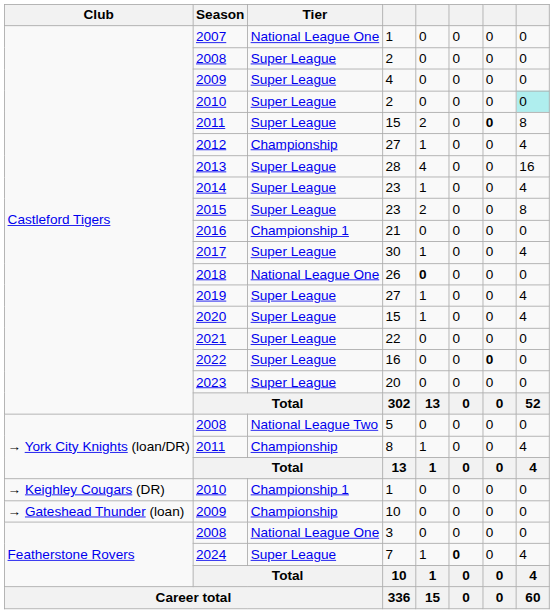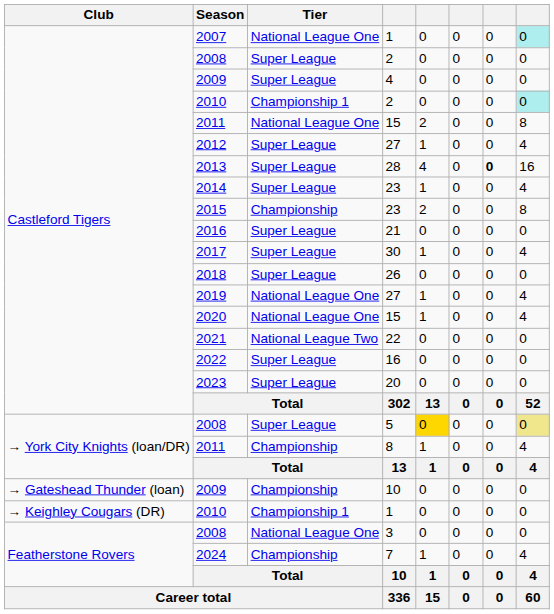(523, 36) no background -> (523, 36) paleturquoise background
(293, 101) Super League -> (300, 101) Championship 1
(293, 123) Super League -> (315, 123) National League One
(490, 123) bold -> (490, 123) normal
(294, 144) Championship -> (293, 144) Super League
(490, 166) normal -> (490, 166) bold
(293, 209) Super League -> (294, 209) Championship
(300, 230) Championship 1 -> (293, 230) Super League
(315, 274) National League One -> (293, 274) Super League
(423, 274) bold -> (423, 274) normal
(293, 295) Super League -> (315, 295) National League One
(293, 317) Super League -> (315, 317) National League One
(293, 338) Super League -> (314, 338) National League Two
(490, 360) bold -> (490, 360) normal
(314, 425) National League Two -> (293, 425) Super League
(423, 425) no background -> (423, 425) gold background
(523, 425) no background -> (523, 425) khaki background
rows swapped: (211, 511) <-> (211, 489)
(293, 554) Super League -> (294, 554) Championship
(456, 554) bold -> (456, 554) normal
